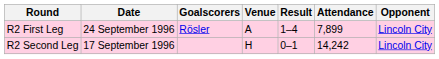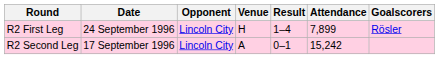columns swapped: (405, 12) <-> (210, 12)
(248, 29) A -> (242, 29) H
(249, 45) H -> (241, 45) A
(333, 45) 14,242 -> (326, 45) 15,242
